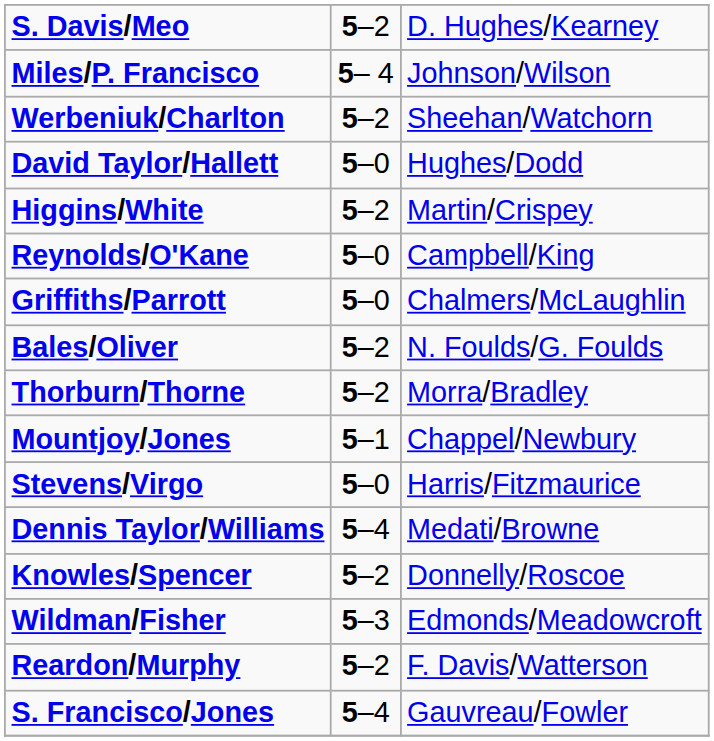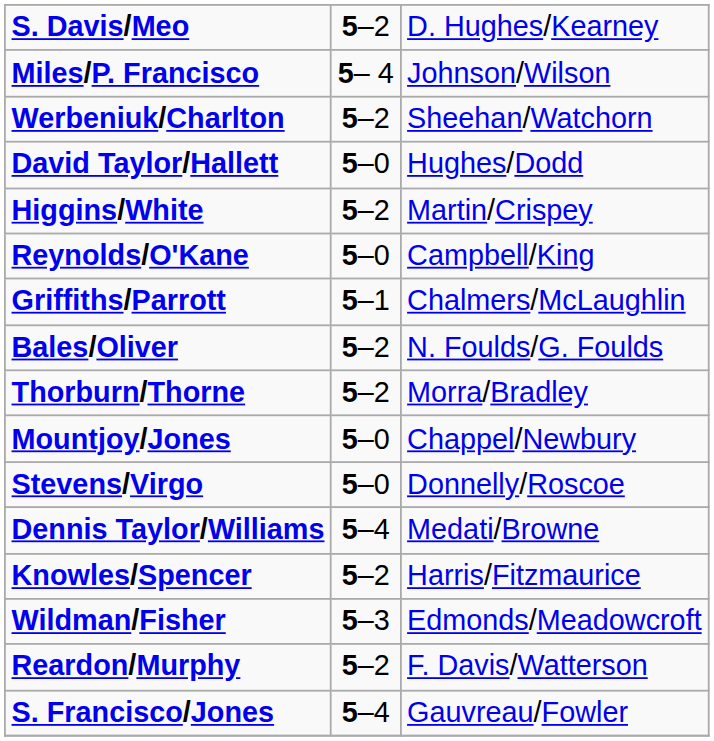(366, 301) 5–0 -> (366, 301) 5–1
(366, 438) 5–1 -> (366, 438) 5–0
(524, 484) Harris/Fitzmaurice -> (516, 484) Donnelly/Roscoe
(516, 575) Donnelly/Roscoe -> (524, 575) Harris/Fitzmaurice
